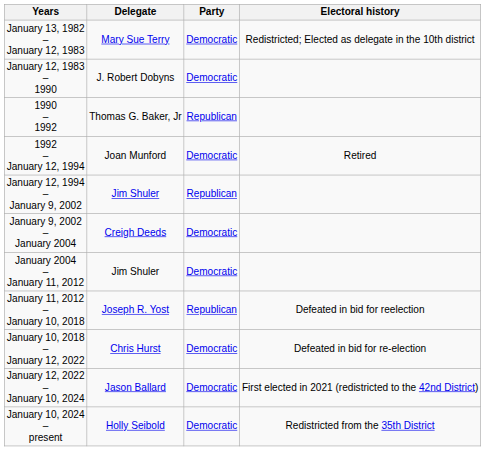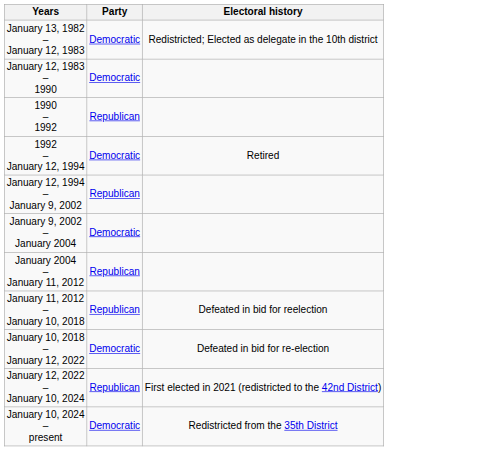- column: (135, 12)
(212, 271) Democratic -> (115, 271) Republican
(212, 387) Democratic -> (115, 387) Republican
